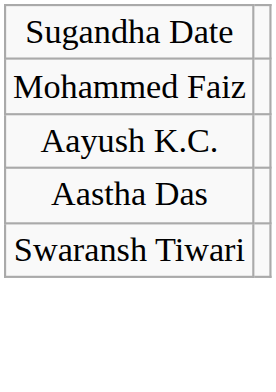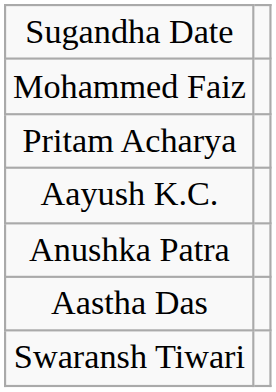+ row: (129, 140)
+ row: (129, 248)
